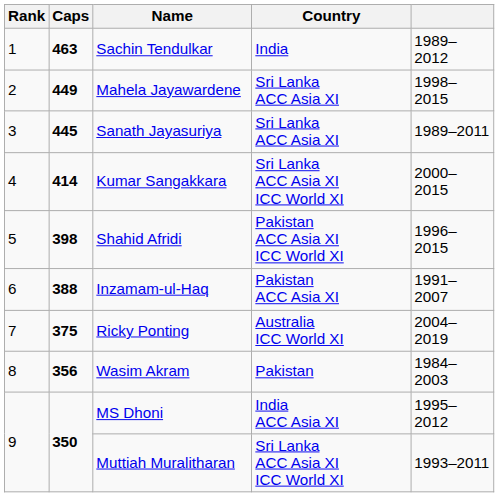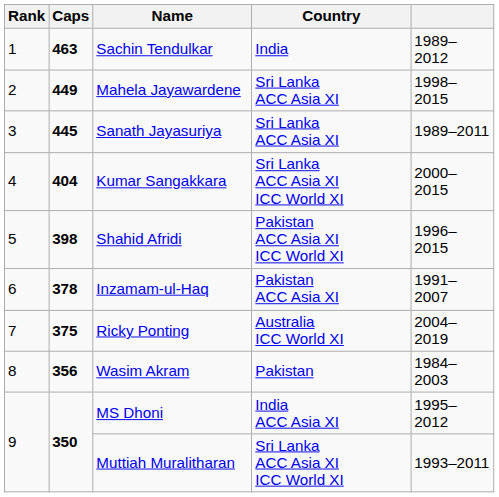(65, 181) 414 -> (65, 181) 404
(65, 289) 388 -> (65, 289) 378
